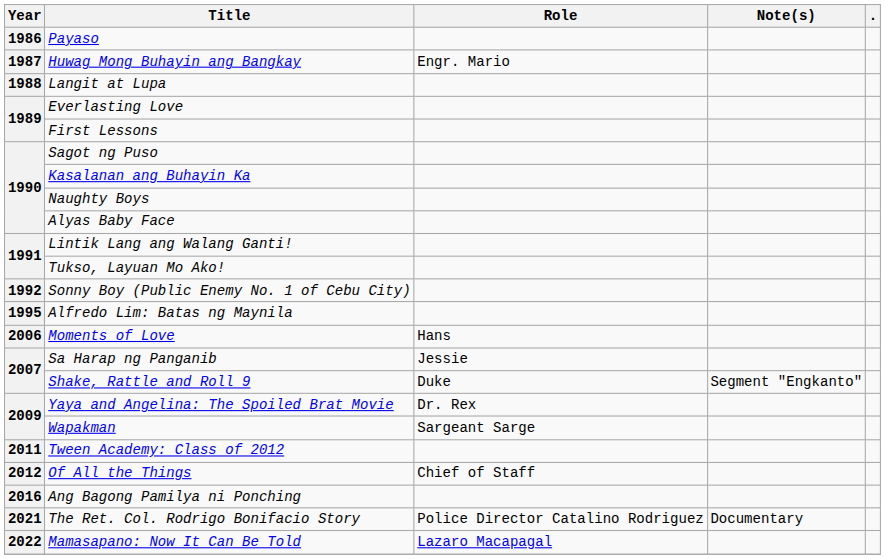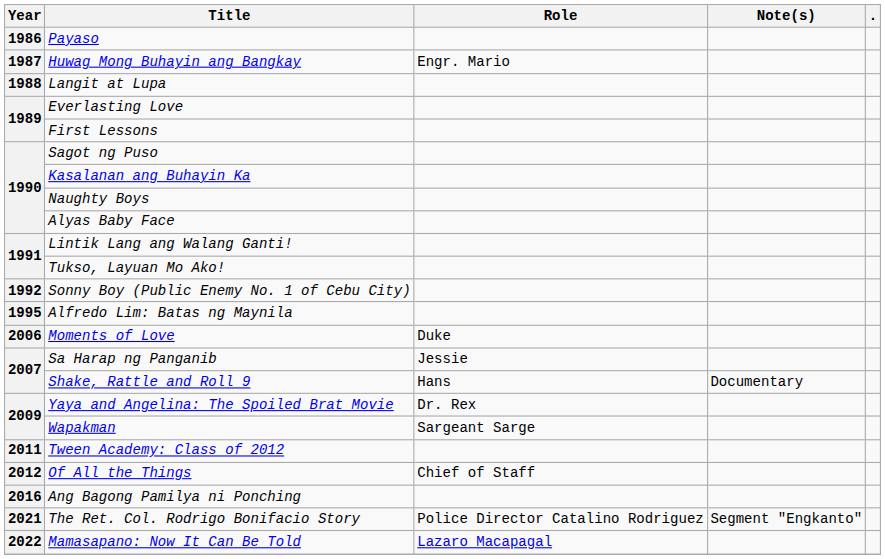(434, 336) Hans -> (434, 336) Duke
(434, 382) Duke -> (434, 382) Hans
(786, 382) Segment "Engkanto" -> (757, 382) Documentary
(757, 519) Documentary -> (786, 519) Segment "Engkanto"
